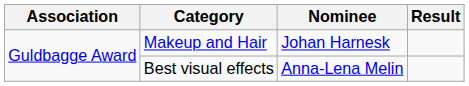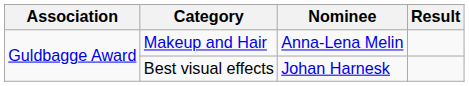(336, 42) Johan Harnesk -> (342, 42) Anna-Lena Melin
(342, 68) Anna-Lena Melin -> (336, 68) Johan Harnesk
